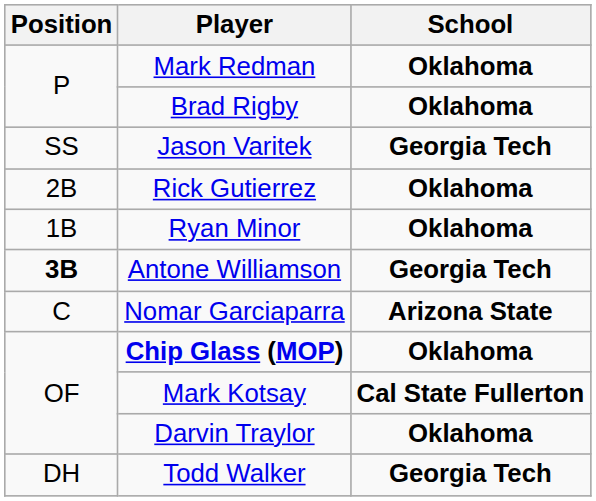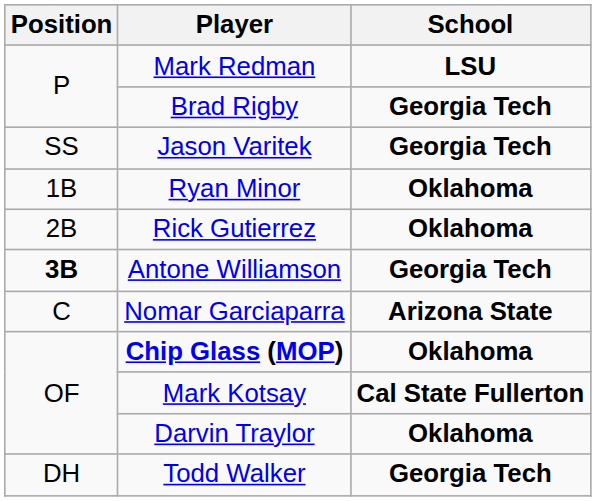(470, 65) Oklahoma -> (470, 65) LSU
(470, 106) Oklahoma -> (470, 106) Georgia Tech
rows swapped: (234, 229) <-> (234, 188)
